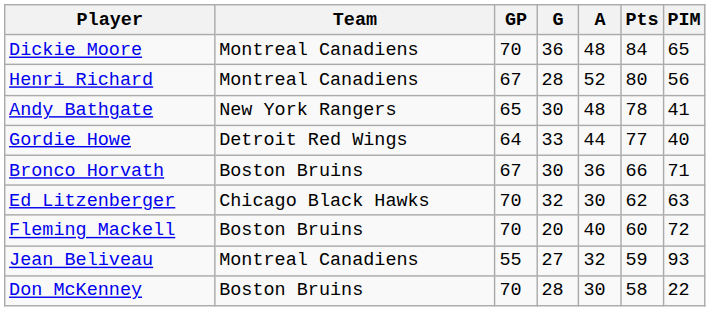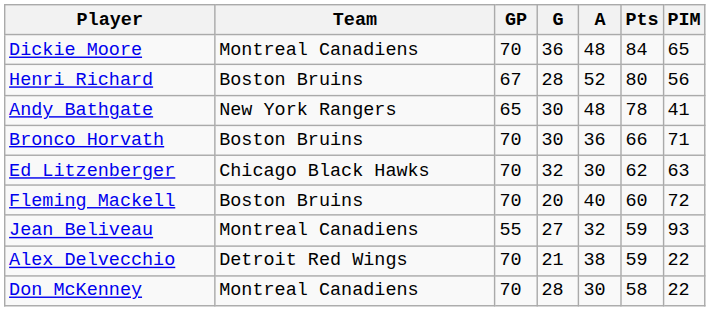(319, 80) Montreal Canadiens -> (291, 80) Boston Bruins
- row: (70, 140)
(510, 170) 67 -> (510, 140) 70
+ row: (92, 260)
(291, 291) Boston Bruins -> (319, 291) Montreal Canadiens
